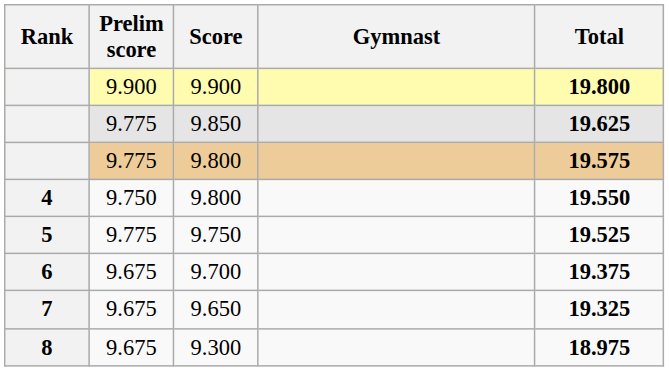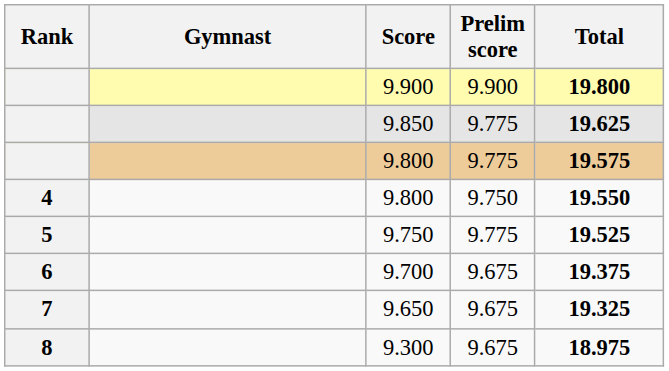columns swapped: (397, 36) <-> (131, 36)
